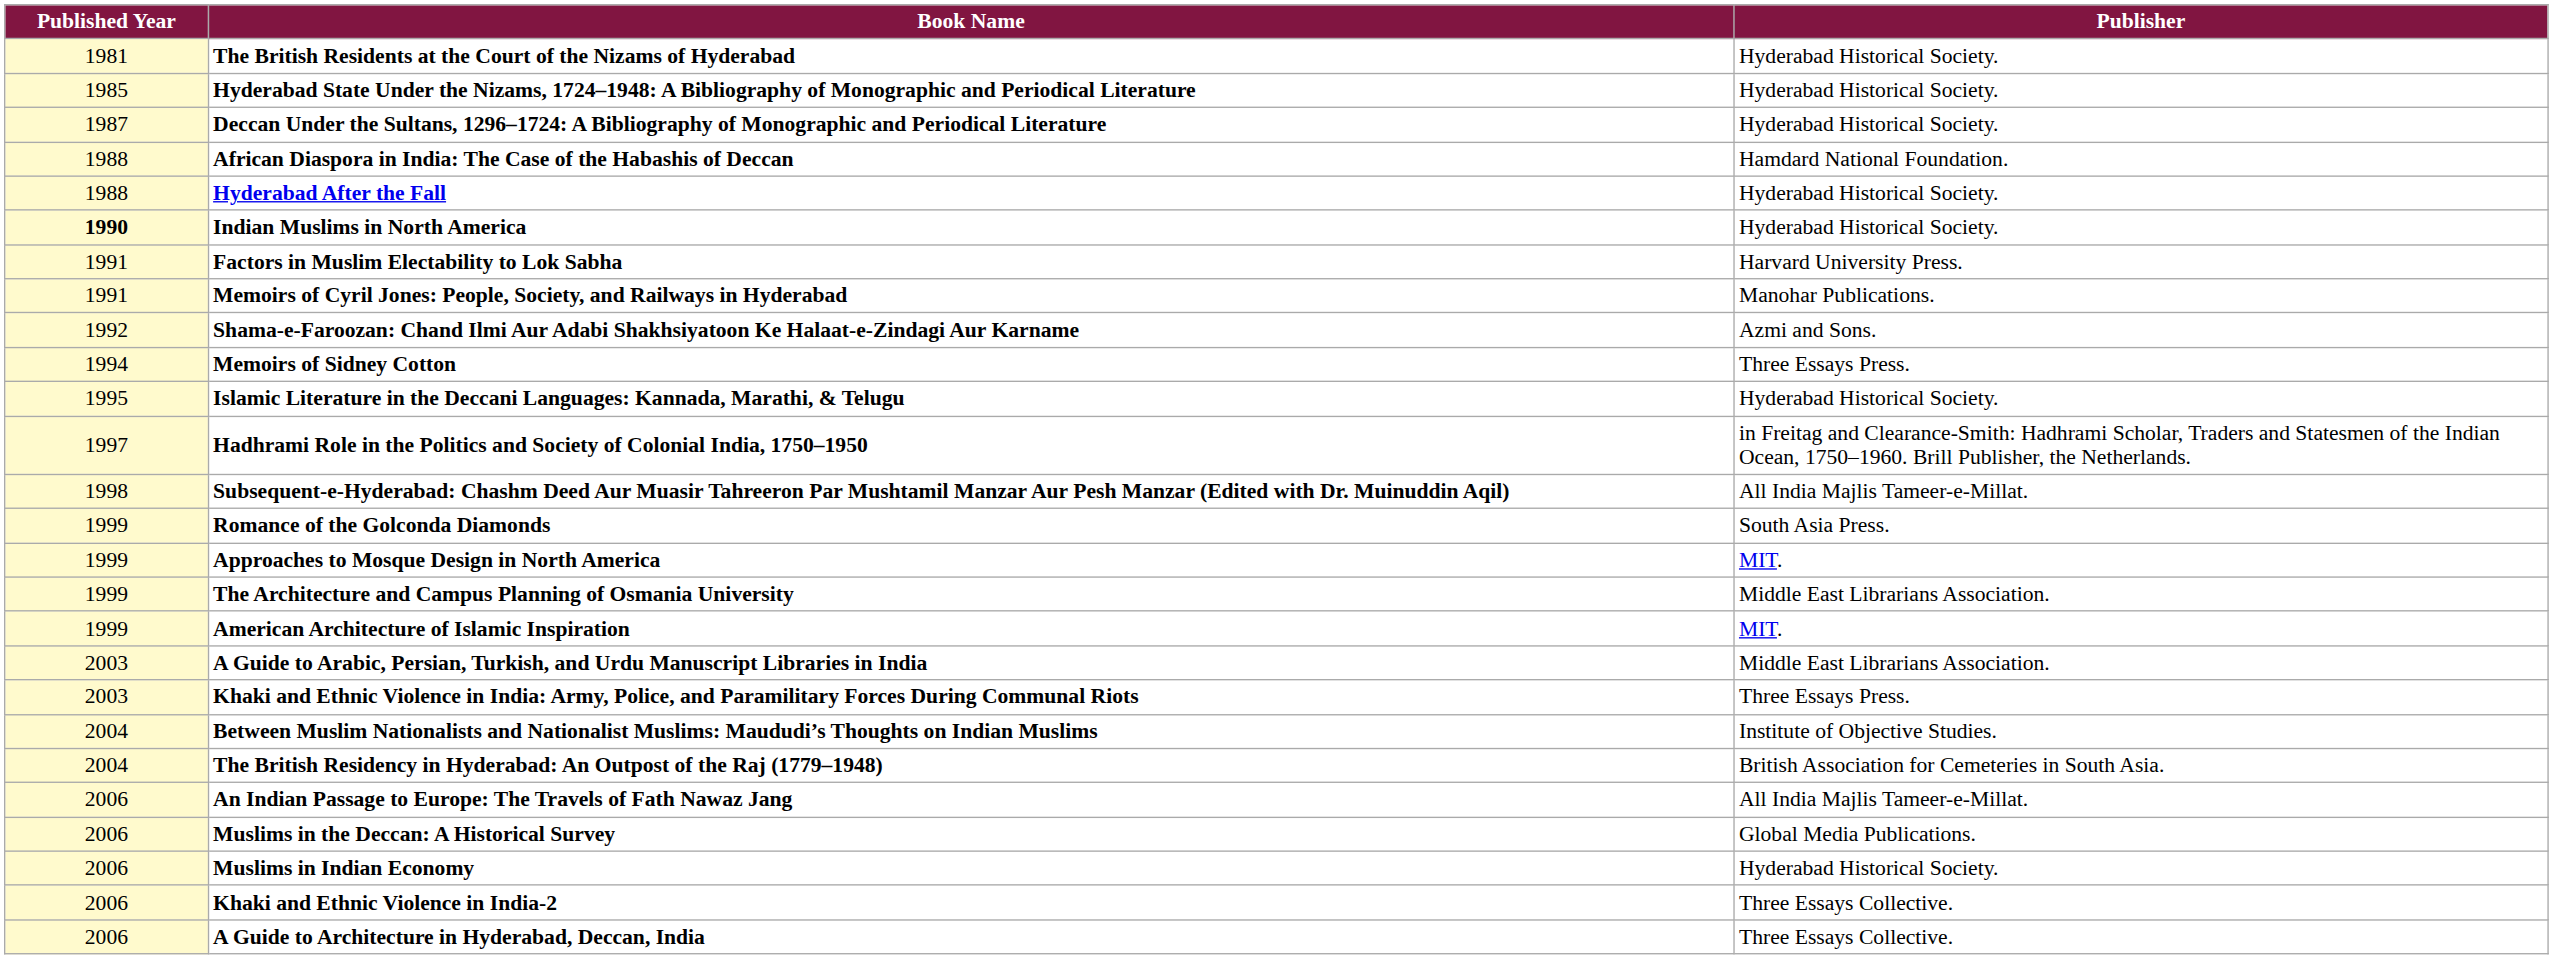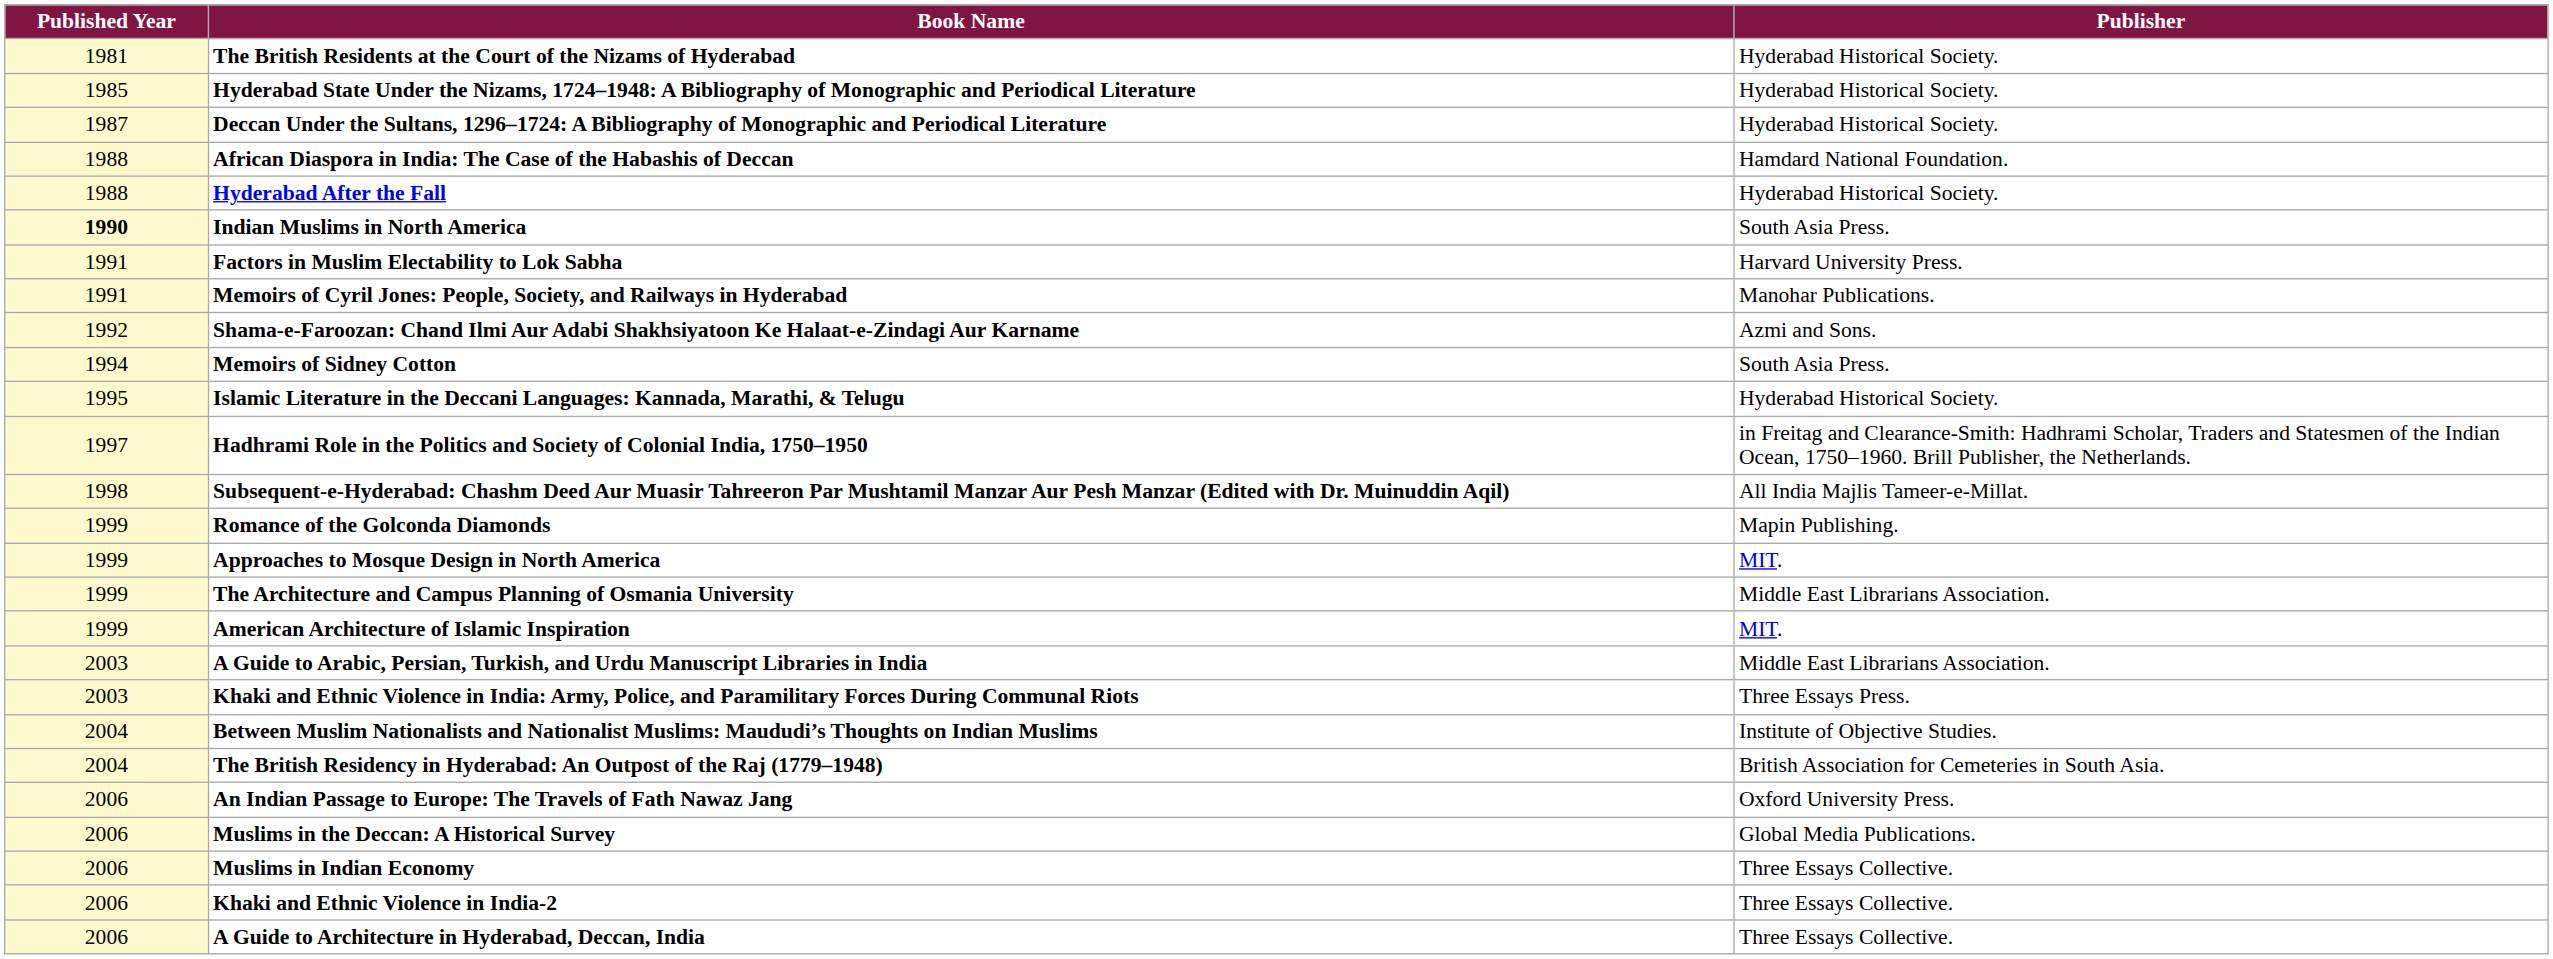(1869, 227) Hyderabad Historical Society. -> (1814, 227) South Asia Press.
(1824, 364) Three Essays Press. -> (1814, 364) South Asia Press.
(1814, 525) South Asia Press. -> (1819, 525) Mapin Publishing.
(1884, 799) All India Majlis Tameer-e-Millat. -> (1847, 799) Oxford University Press.
(1869, 868) Hyderabad Historical Society. -> (1846, 868) Three Essays Collective.
